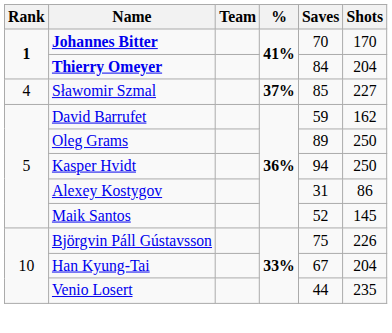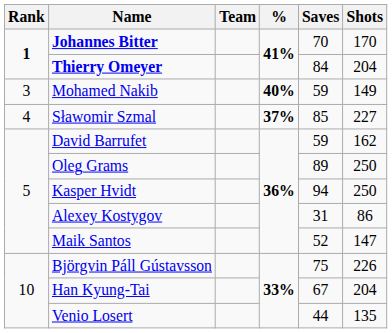+ row: (105, 91)
(365, 215) 145 -> (365, 240) 147
(365, 290) 235 -> (365, 315) 135
